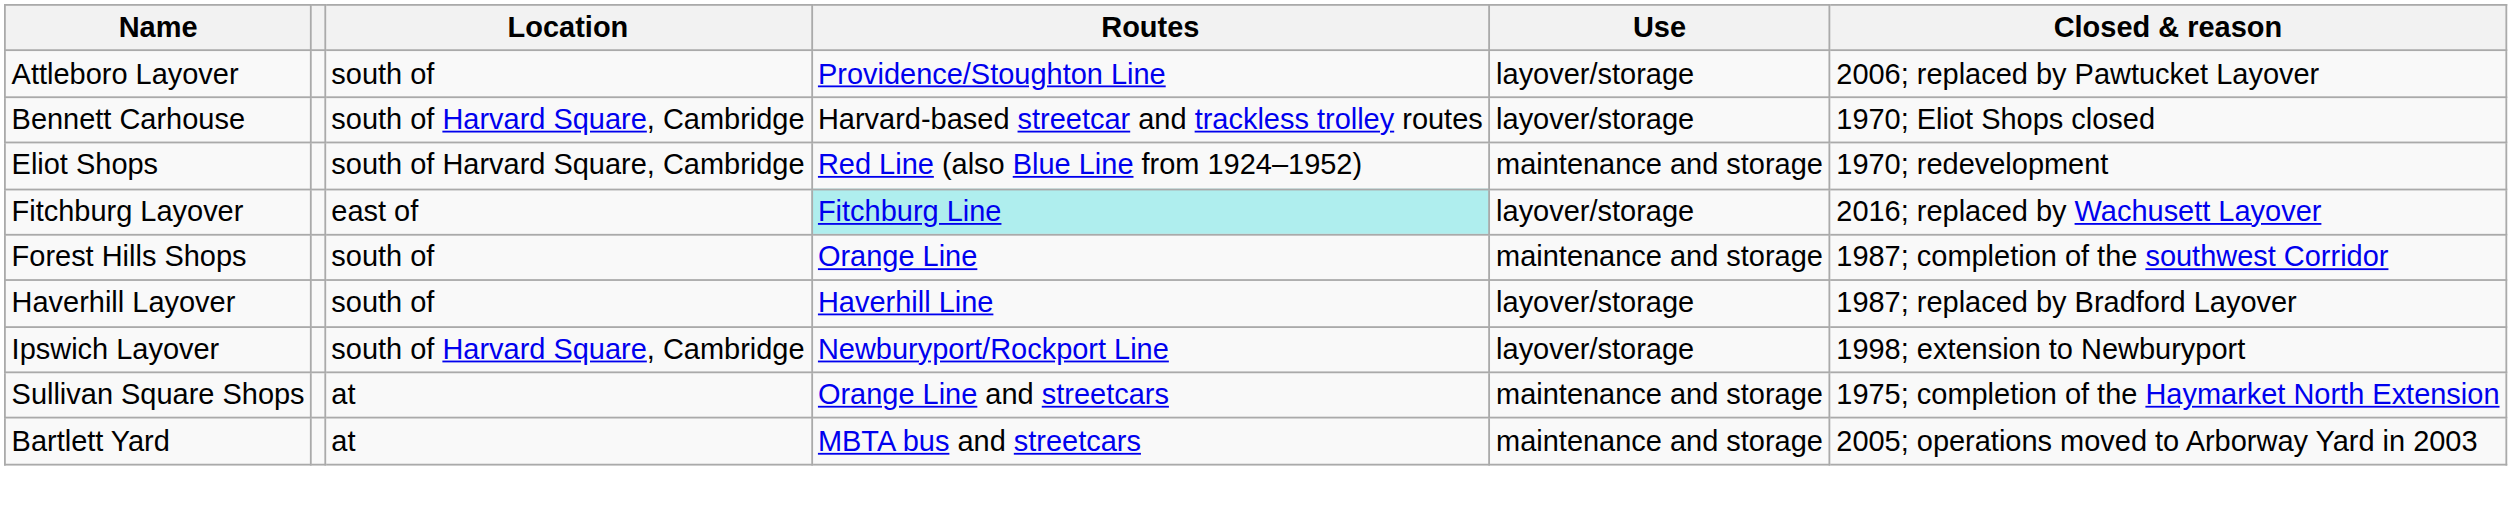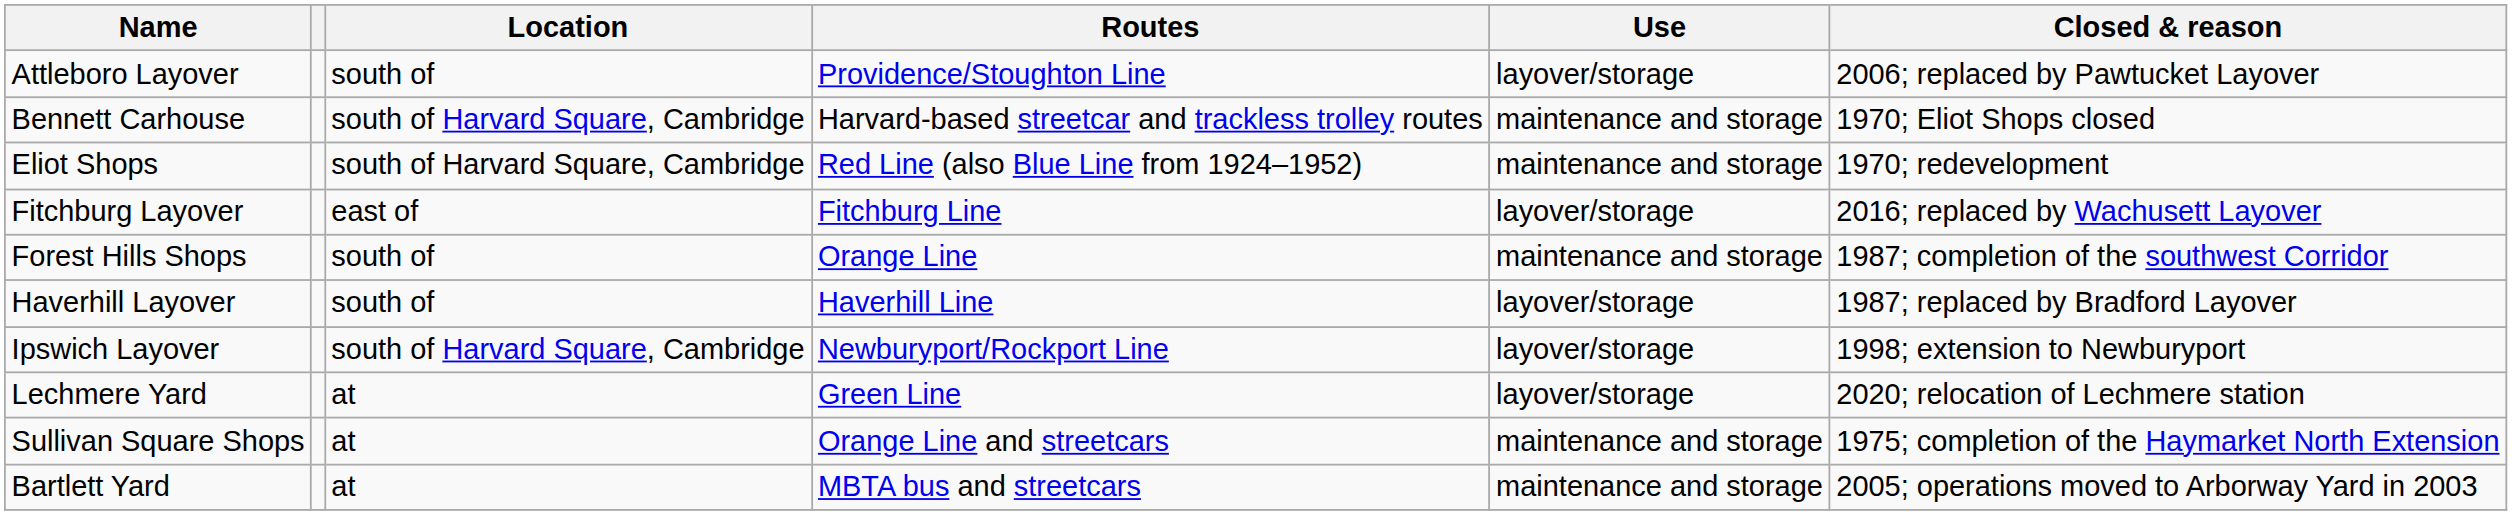(1595, 119) layover/storage -> (1660, 119) maintenance and storage
(910, 211) paleturquoise background -> (910, 211) no background
+ row: (109, 394)
